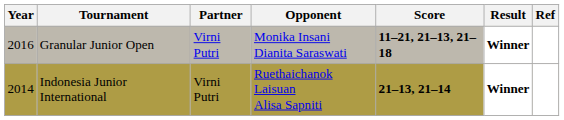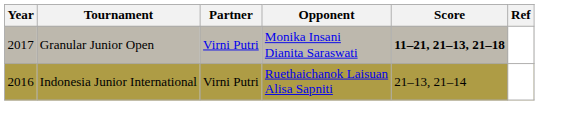- column: (508, 15)
(21, 45) 2016 -> (21, 45) 2017
(21, 89) 2014 -> (21, 82) 2016
(415, 89) bold -> (430, 82) normal
